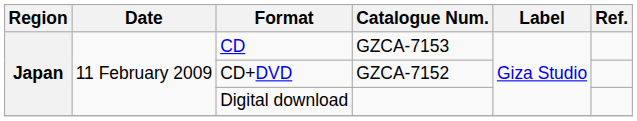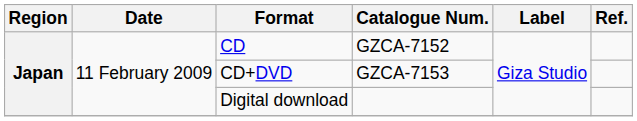(403, 45) GZCA-7153 -> (403, 45) GZCA-7152
(403, 73) GZCA-7152 -> (403, 73) GZCA-7153
